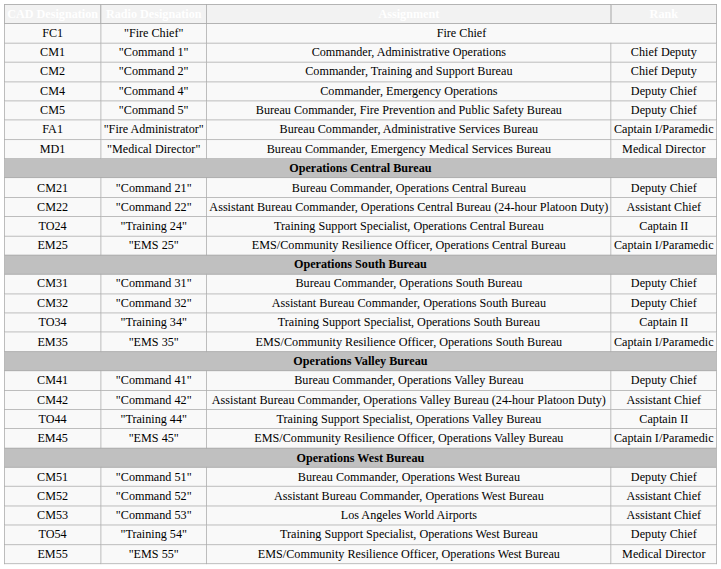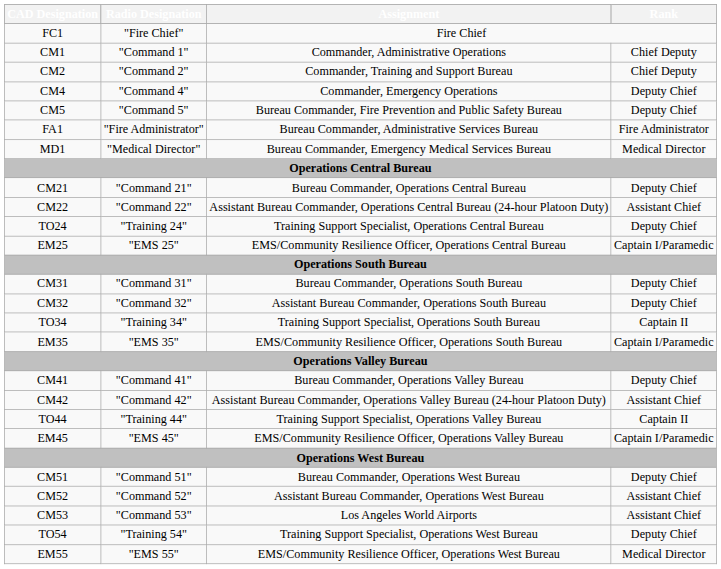(664, 129) Captain I/Paramedic -> (664, 129) Fire Administrator
(664, 226) Captain II -> (664, 226) Deputy Chief
